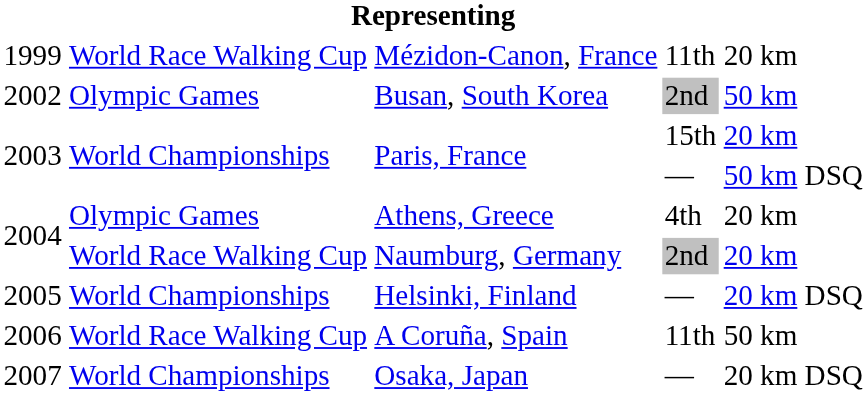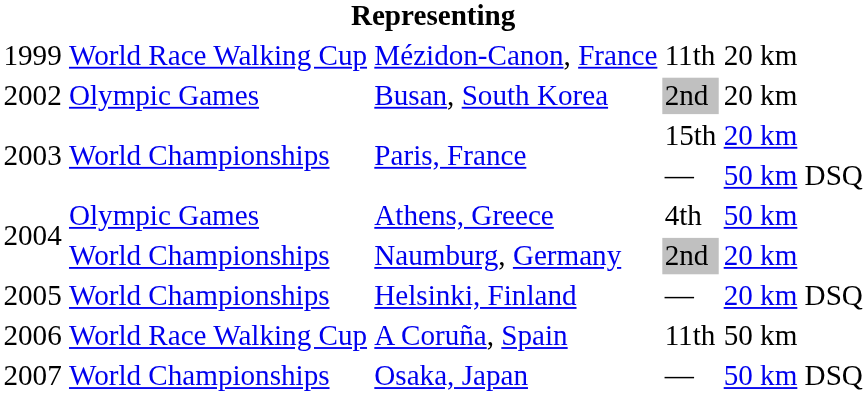(761, 95) 50 km -> (761, 95) 20 km
(761, 215) 20 km -> (761, 215) 50 km
(218, 255) World Race Walking Cup -> (199, 255) World Championships
(761, 375) 20 km -> (761, 375) 50 km
